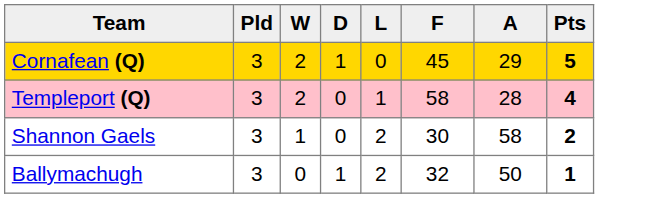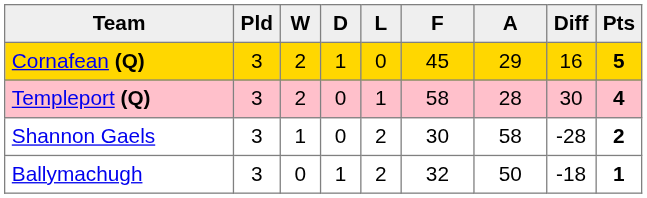+ column: (571, 23)
